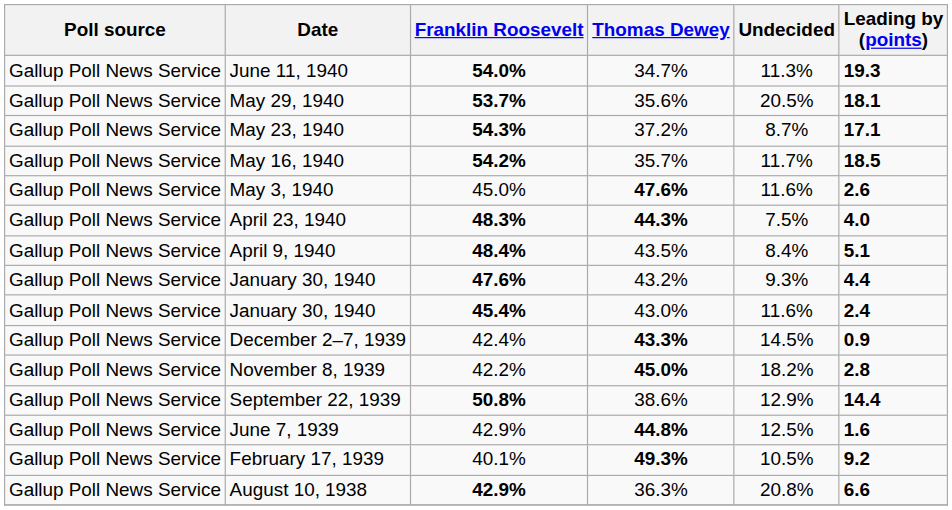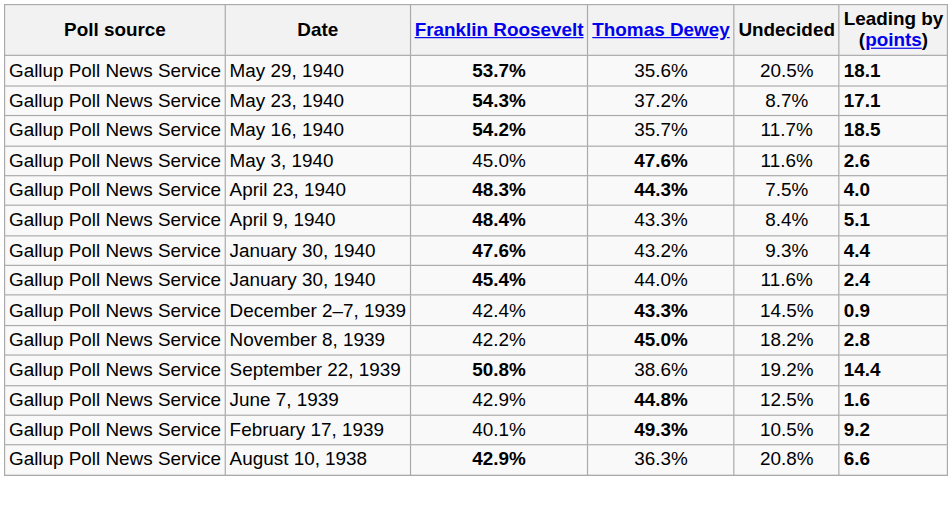- row: (289, 70)
(661, 250) 43.5% -> (661, 220) 43.3%
(661, 310) 43.0% -> (661, 280) 44.0%
(787, 400) 12.9% -> (787, 370) 19.2%
